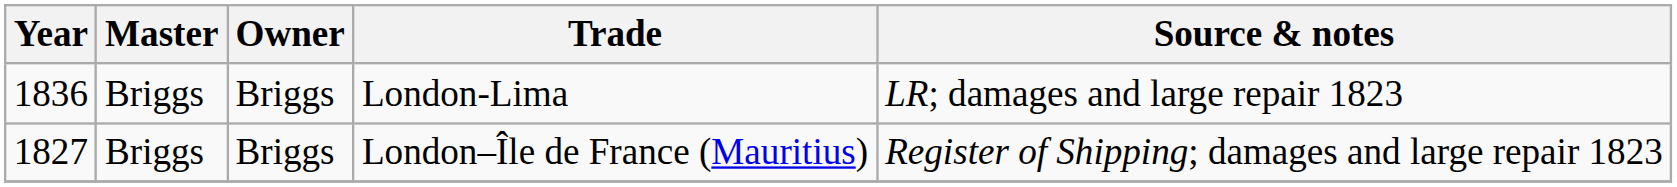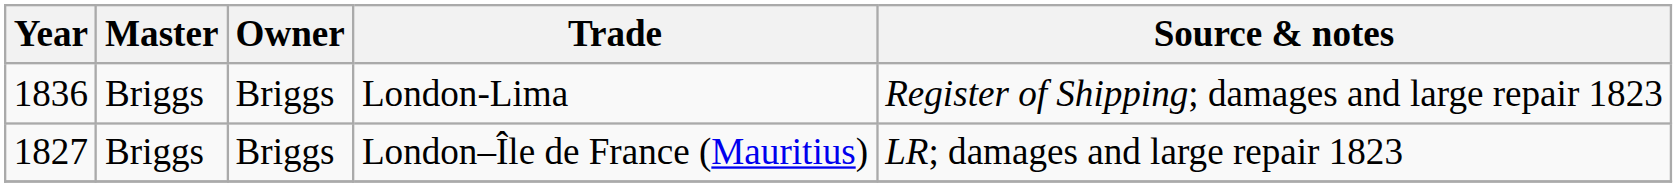(1144, 92) LR; damages and large repair 1823 -> (1274, 92) Register of Shipping; damages and large repair 1823
(1274, 151) Register of Shipping; damages and large repair 1823 -> (1144, 151) LR; damages and large repair 1823
